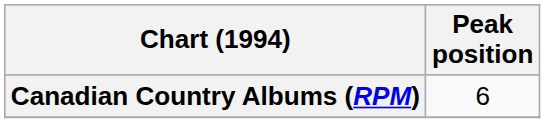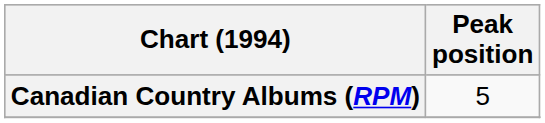(483, 95) 6 -> (483, 95) 5
